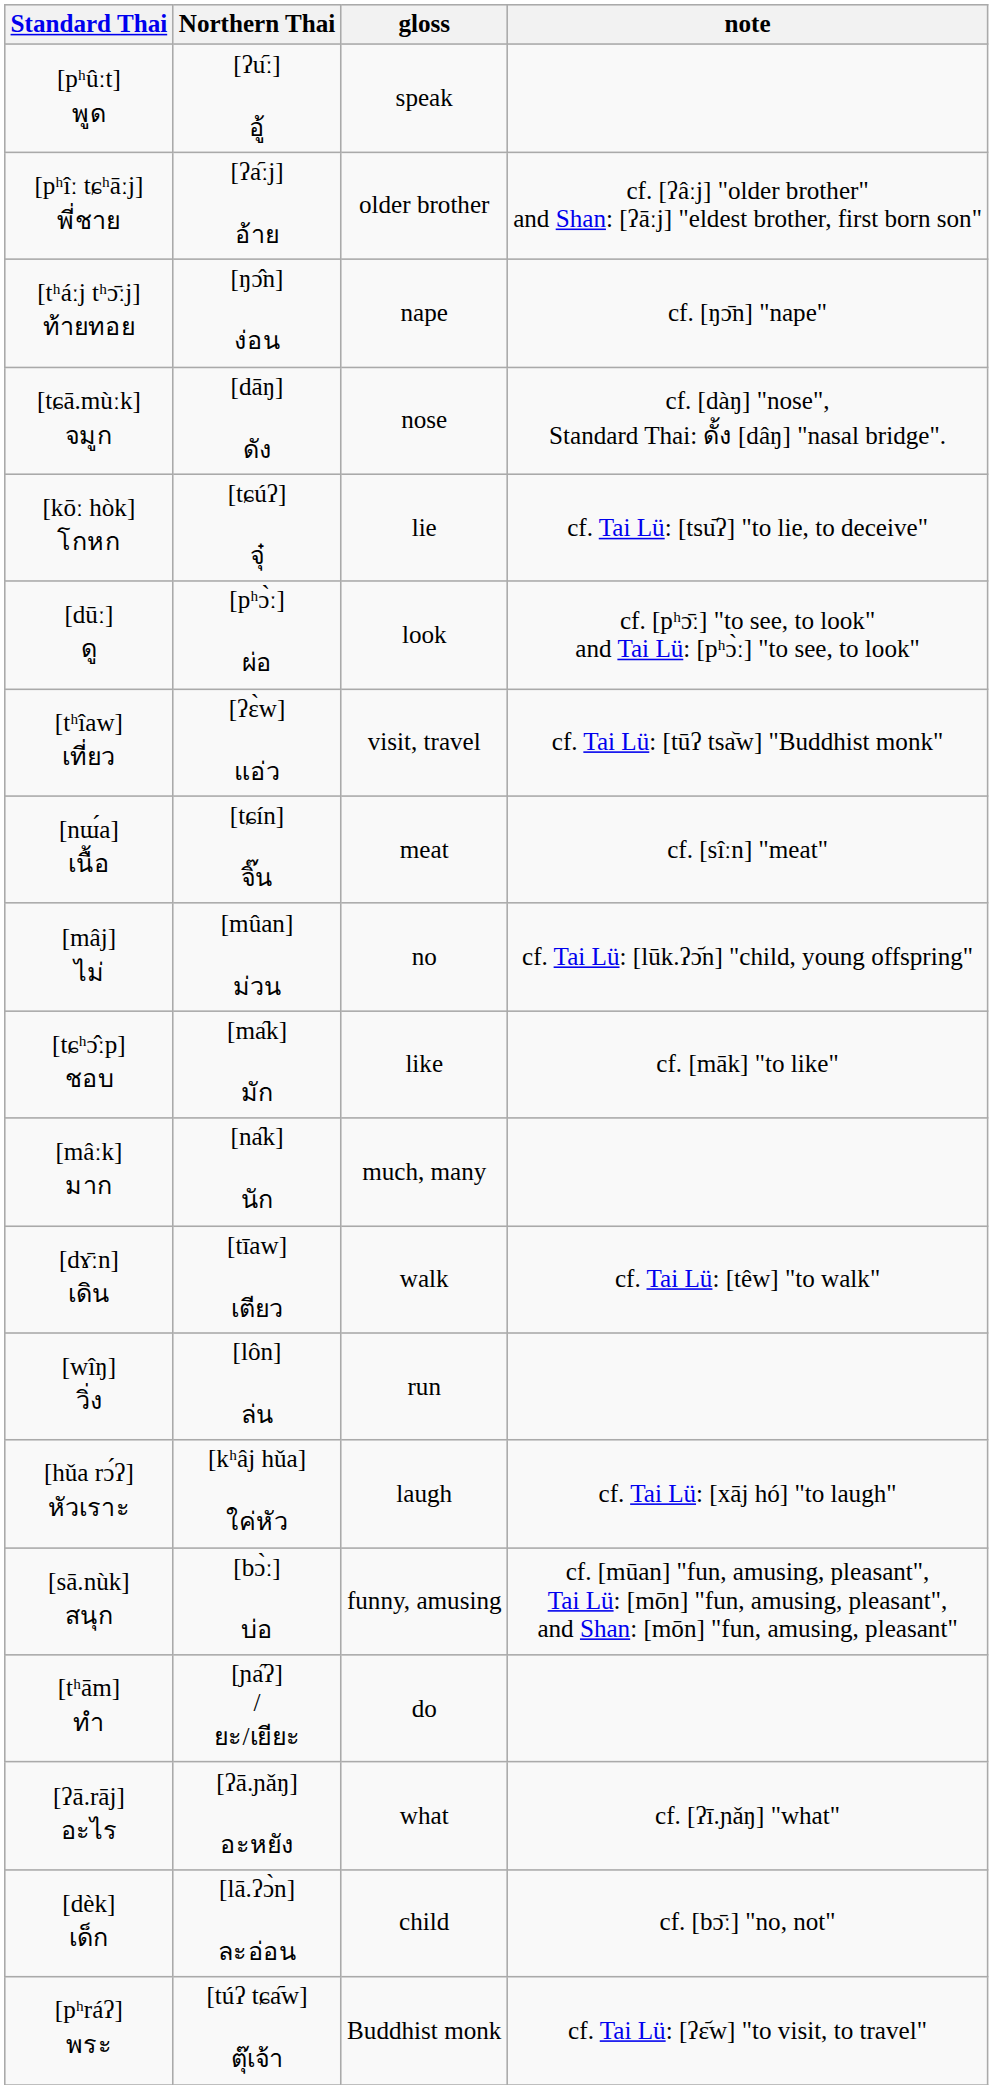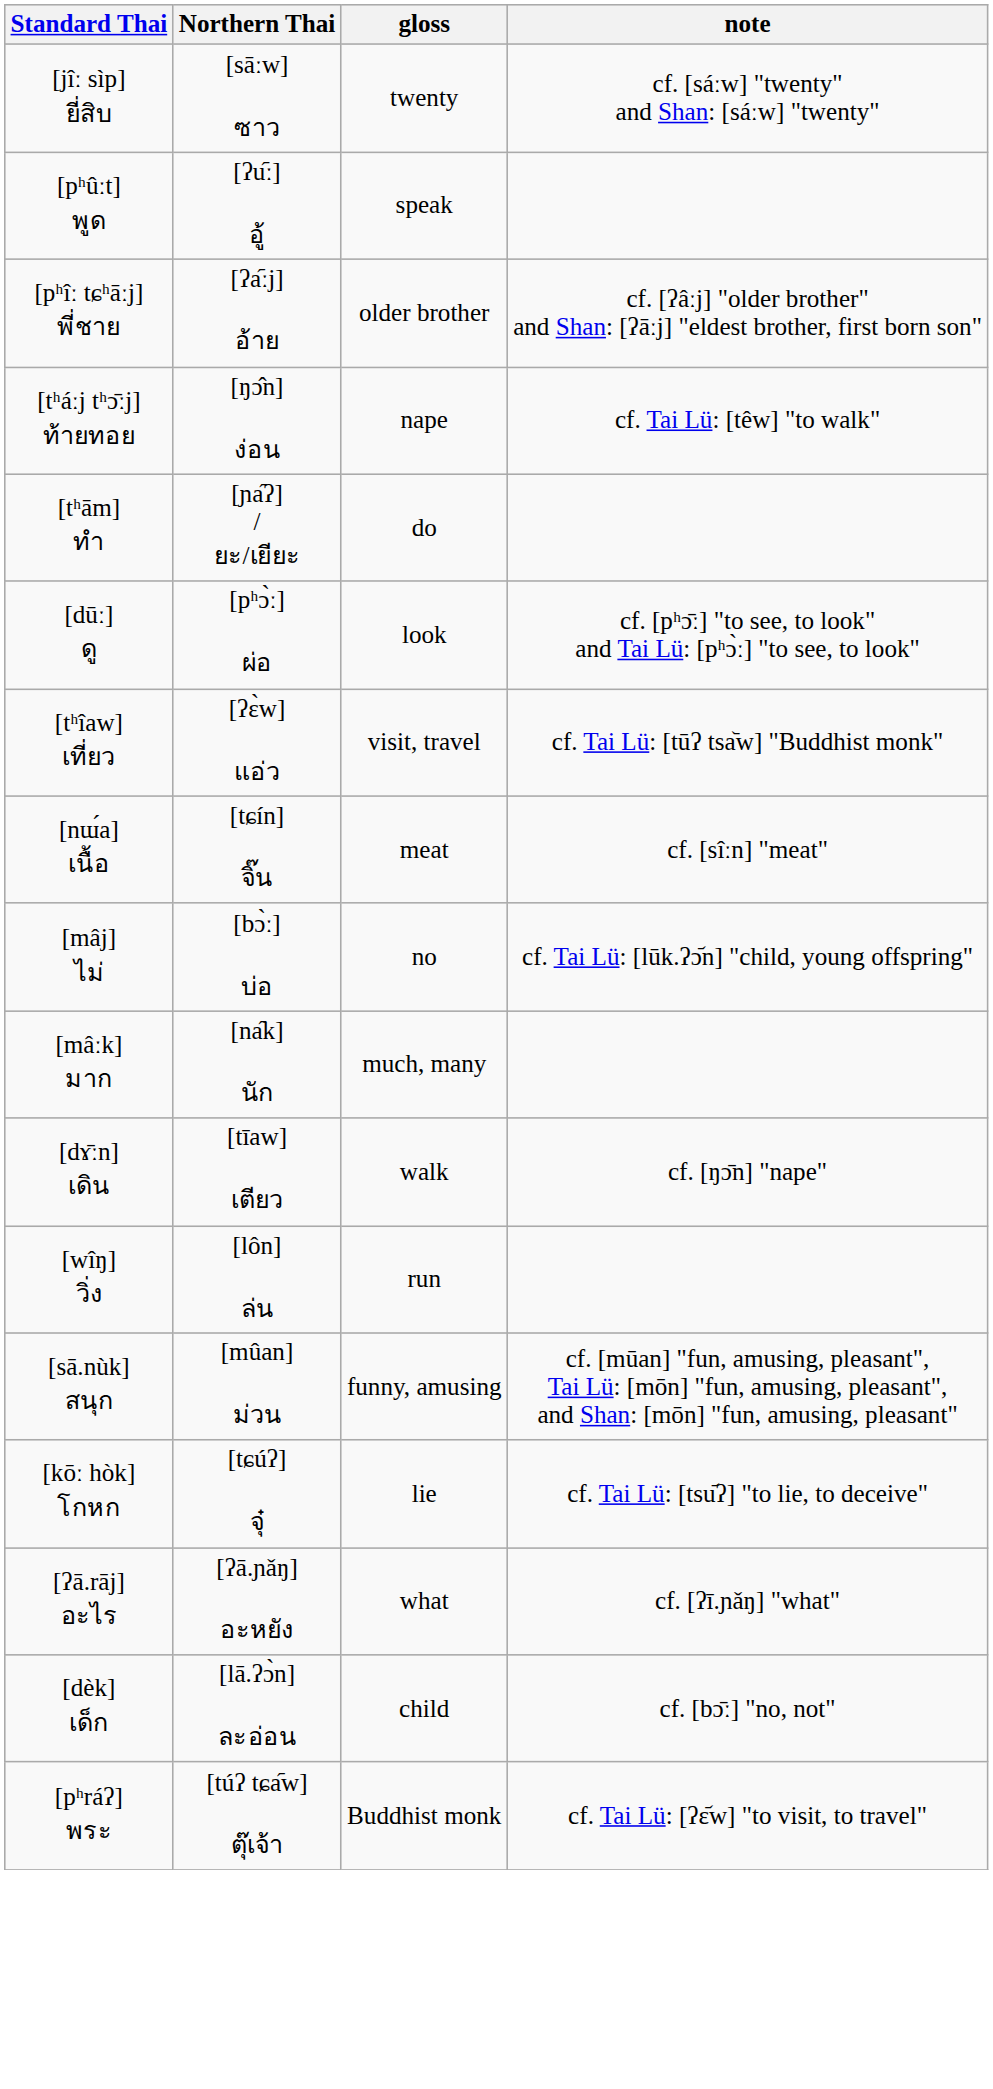+ row: (89, 95)
(748, 312) cf. [ŋɔ̄n] "nape" -> (748, 420) cf. Tai Lü: [têw] "to walk"
- row: (89, 417)
rows swapped: (89, 1705) <-> (89, 525)
(257, 954) [mûan] ม่วน -> (257, 954) [bɔ̀ː] บ่อ
- row: (89, 1061)
(748, 1278) cf. Tai Lü: [têw] "to walk" -> (748, 1171) cf. [ŋɔ̄n] "nape"
- row: (89, 1491)
(257, 1598) [bɔ̀ː] บ่อ -> (257, 1383) [mûan] ม่วน
